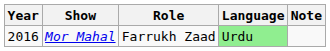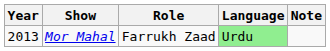(23, 36) 2016 -> (23, 36) 2013
